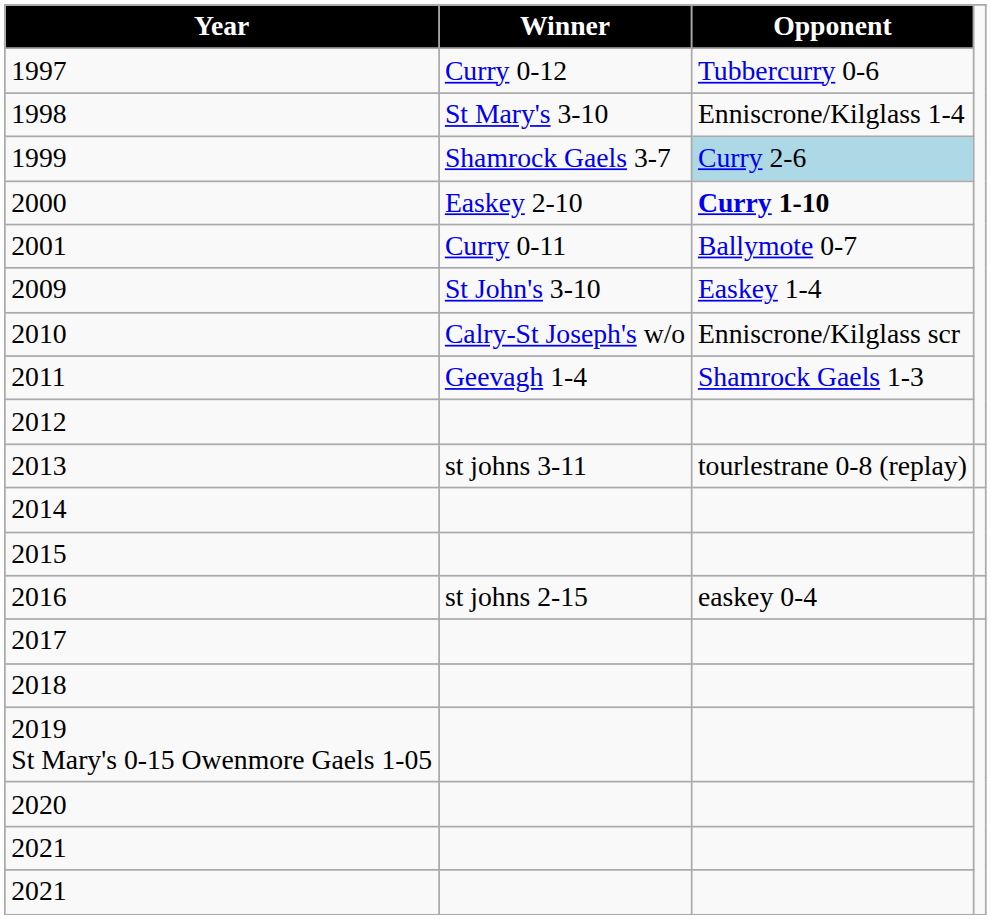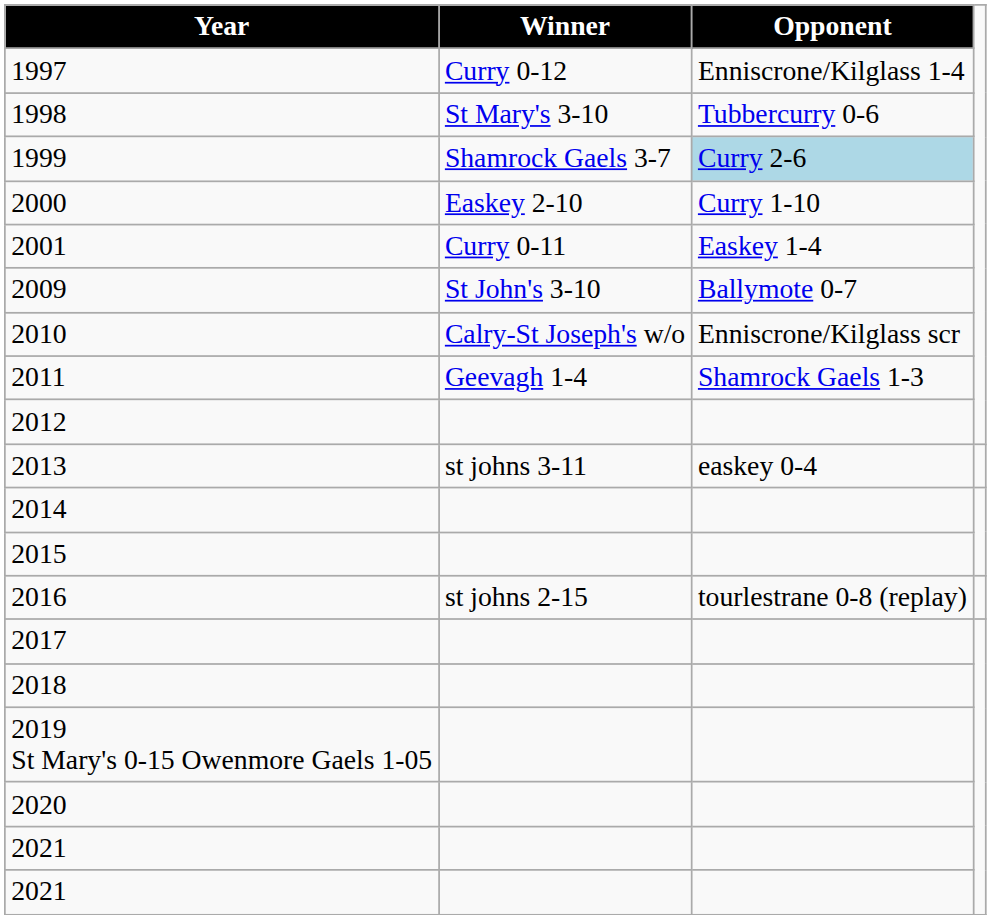(789, 70) Tubbercurry 0-6 -> (831, 70) Enniscrone/Kilglass 1-4
(831, 114) Enniscrone/Kilglass 1-4 -> (789, 114) Tubbercurry 0-6
(764, 202) bold -> (759, 202) normal
(777, 245) Ballymote 0-7 -> (760, 245) Easkey 1-4
(760, 289) Easkey 1-4 -> (777, 289) Ballymote 0-7
(832, 465) tourlestrane 0-8 (replay) -> (757, 465) easkey 0-4
(757, 597) easkey 0-4 -> (832, 597) tourlestrane 0-8 (replay)
